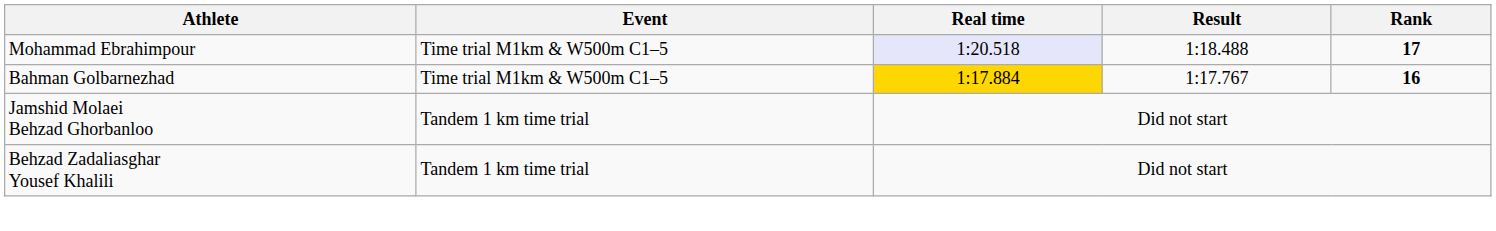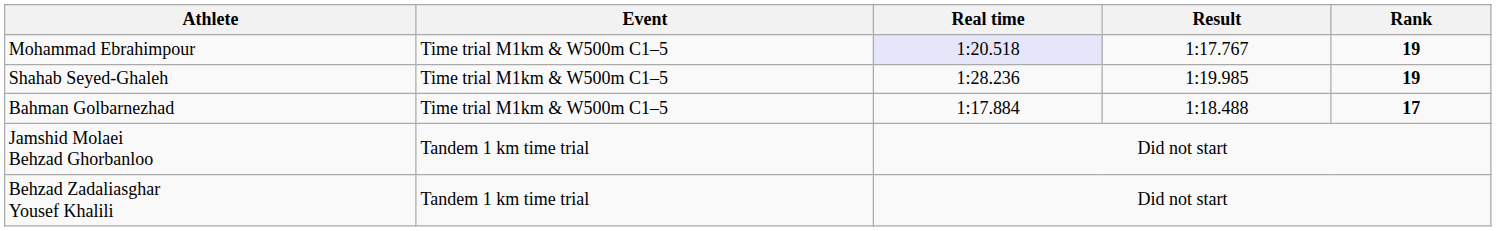(1217, 49) 1:18.488 -> (1217, 49) 1:17.767
(1411, 49) 17 -> (1411, 49) 19
+ row: (89, 79)
(988, 79) gold background -> (988, 108) no background
(1217, 79) 1:17.767 -> (1217, 108) 1:18.488
(1411, 79) 16 -> (1411, 108) 17
